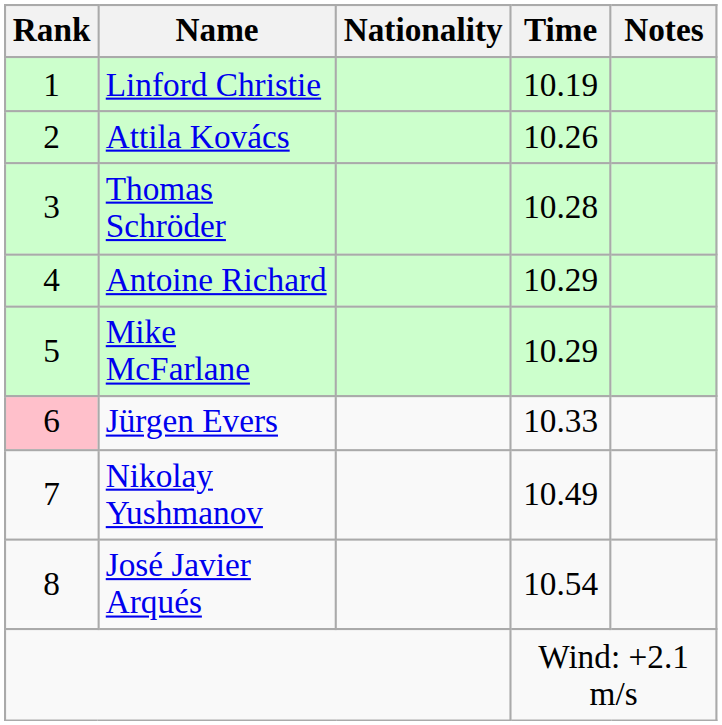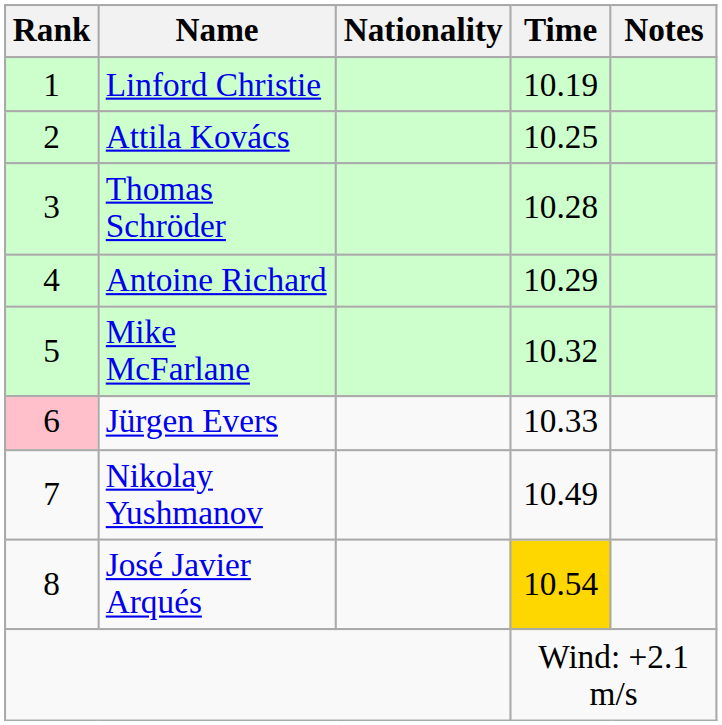(561, 136) 10.26 -> (561, 136) 10.25
(561, 350) 10.29 -> (561, 350) 10.32
(561, 584) no background -> (561, 584) gold background
